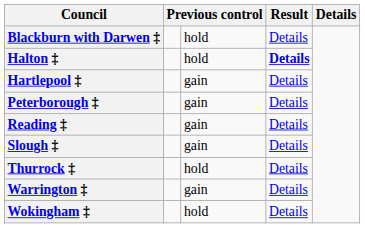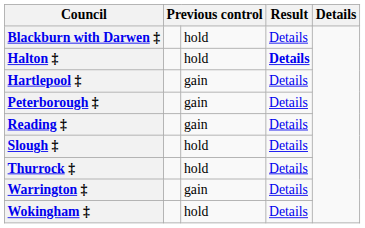(196, 146) gain -> (196, 146) hold
